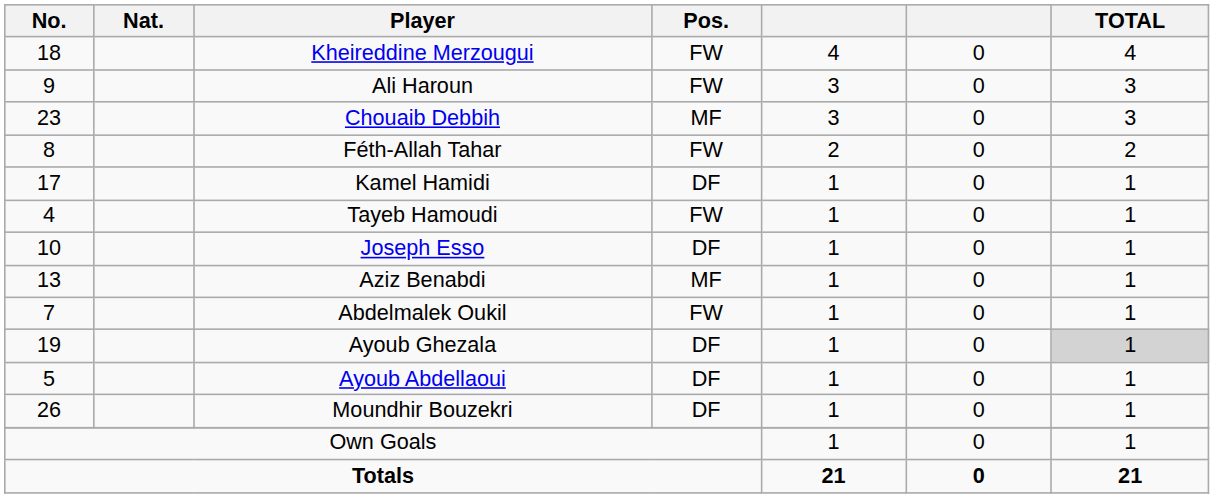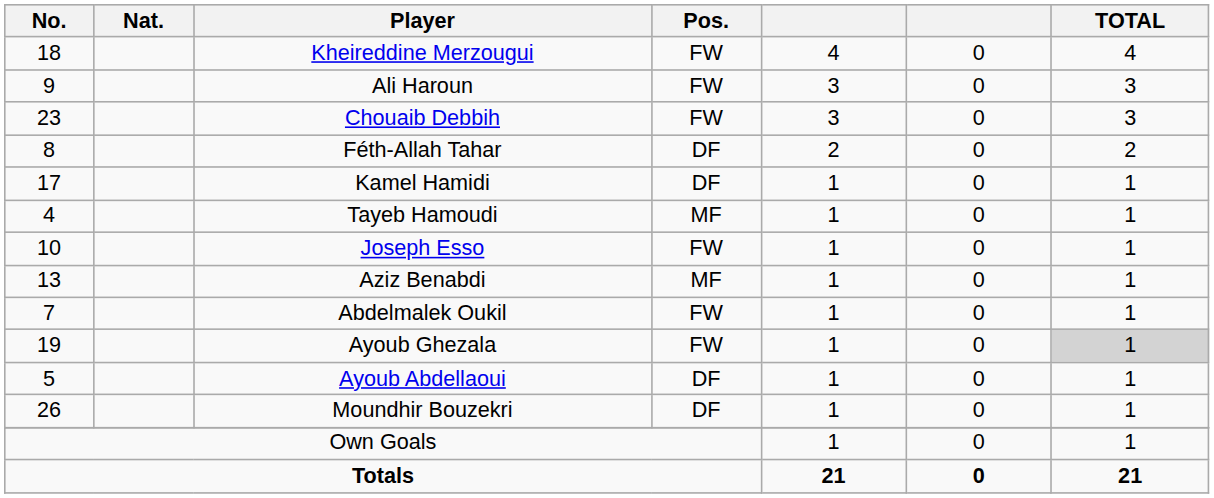(706, 117) MF -> (706, 117) FW
(706, 150) FW -> (706, 150) DF
(706, 215) FW -> (706, 215) MF
(706, 247) DF -> (706, 247) FW
(706, 345) DF -> (706, 345) FW
